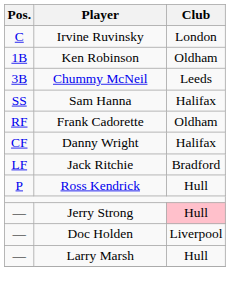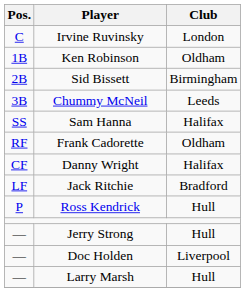+ row: (19, 79)
(196, 213) pink background -> (203, 234) no background
